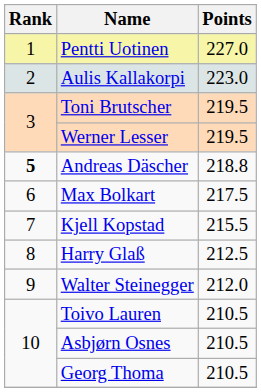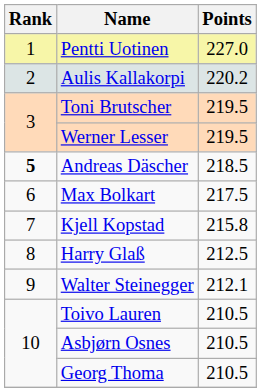(227, 78) 223.0 -> (227, 78) 220.2
(227, 166) 218.8 -> (227, 166) 218.5
(227, 225) 215.5 -> (227, 225) 215.8
(227, 284) 212.0 -> (227, 284) 212.1
